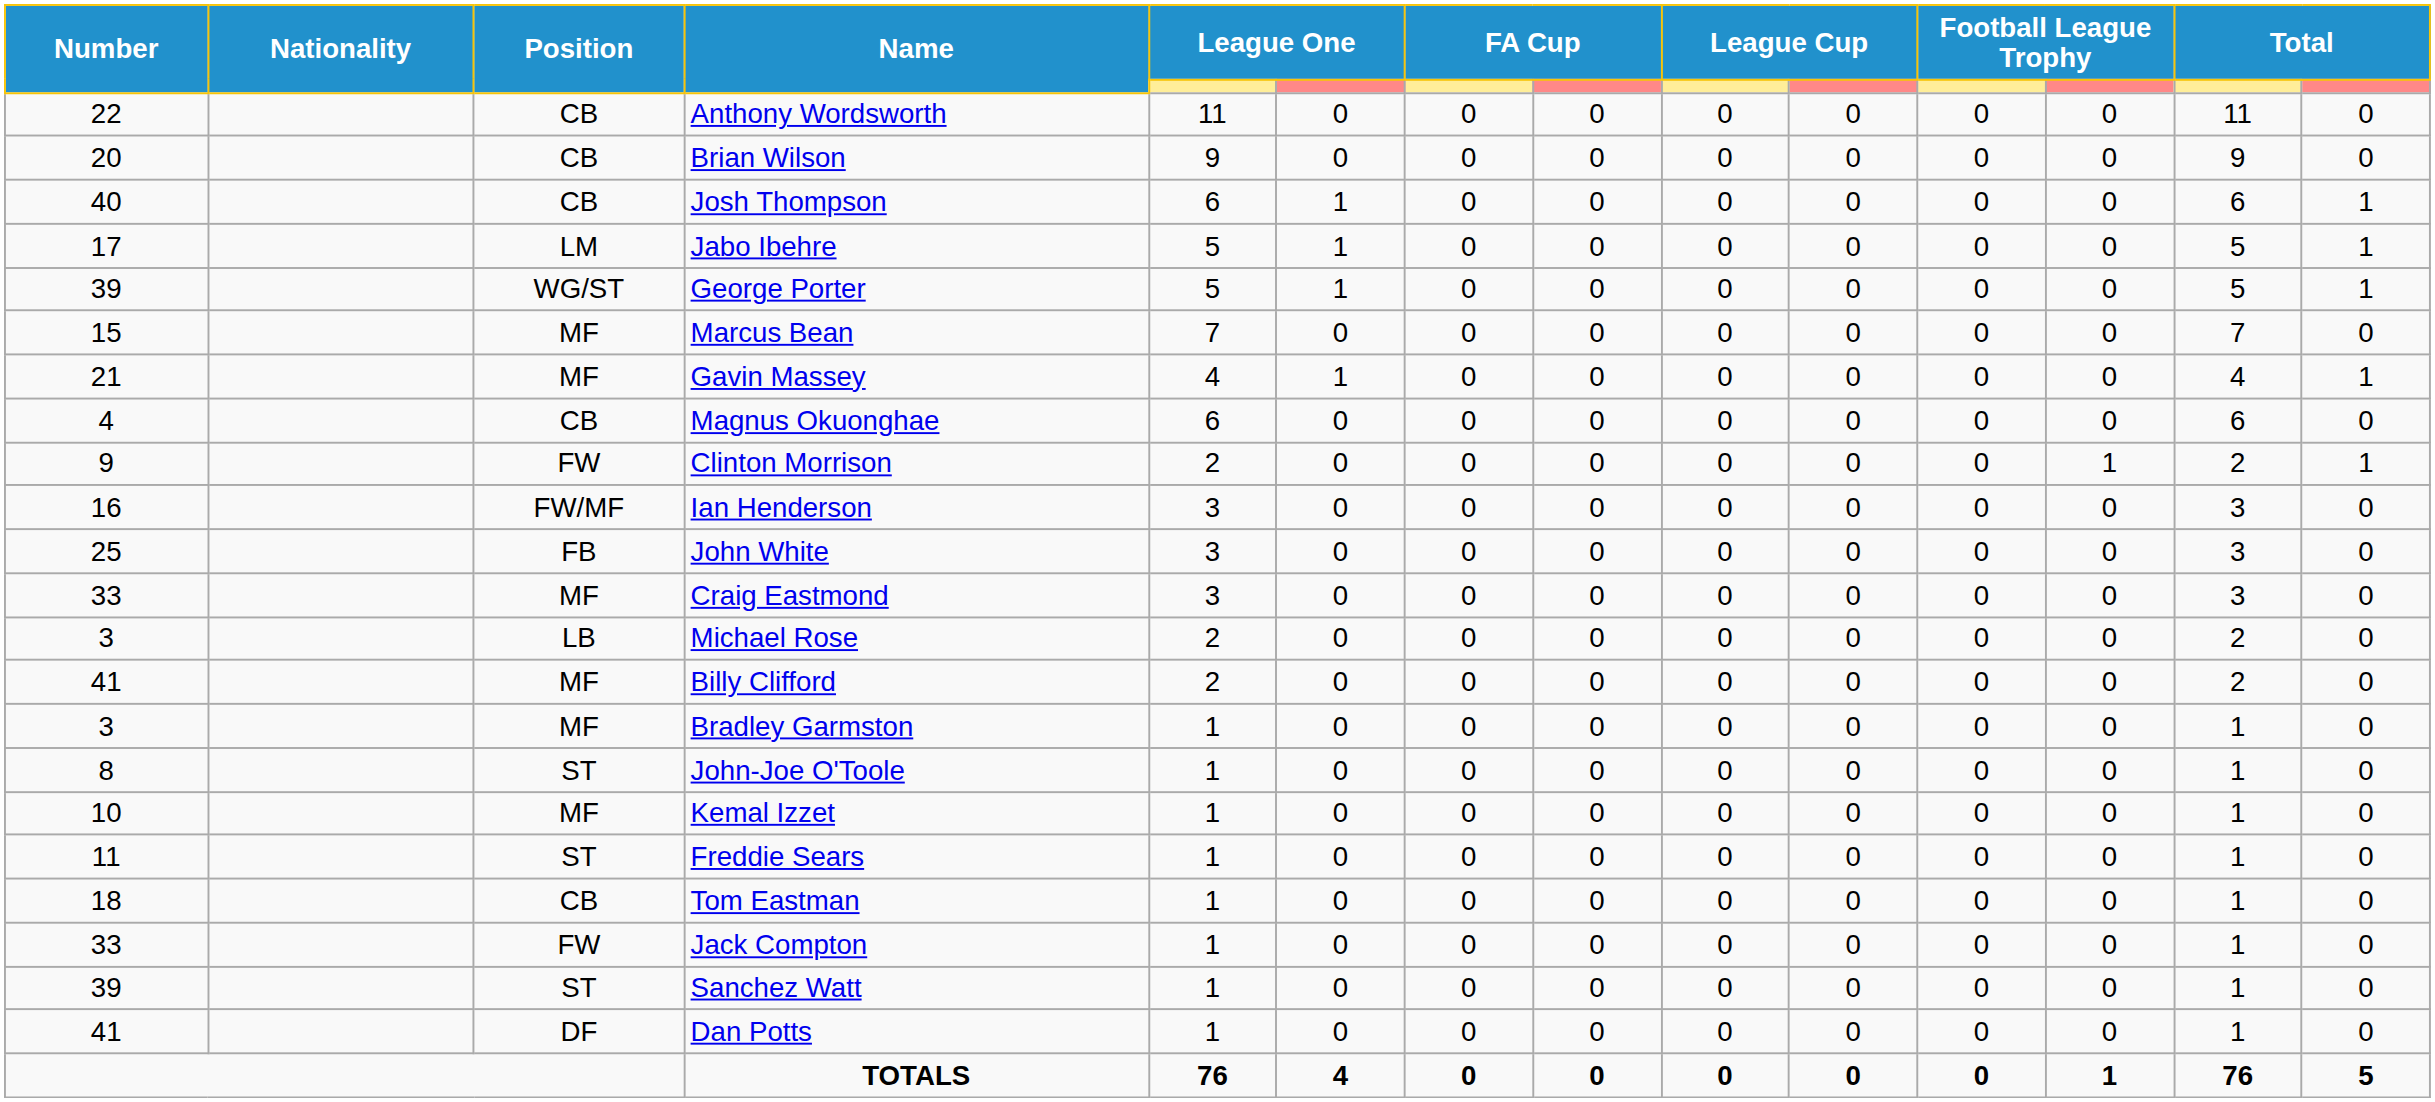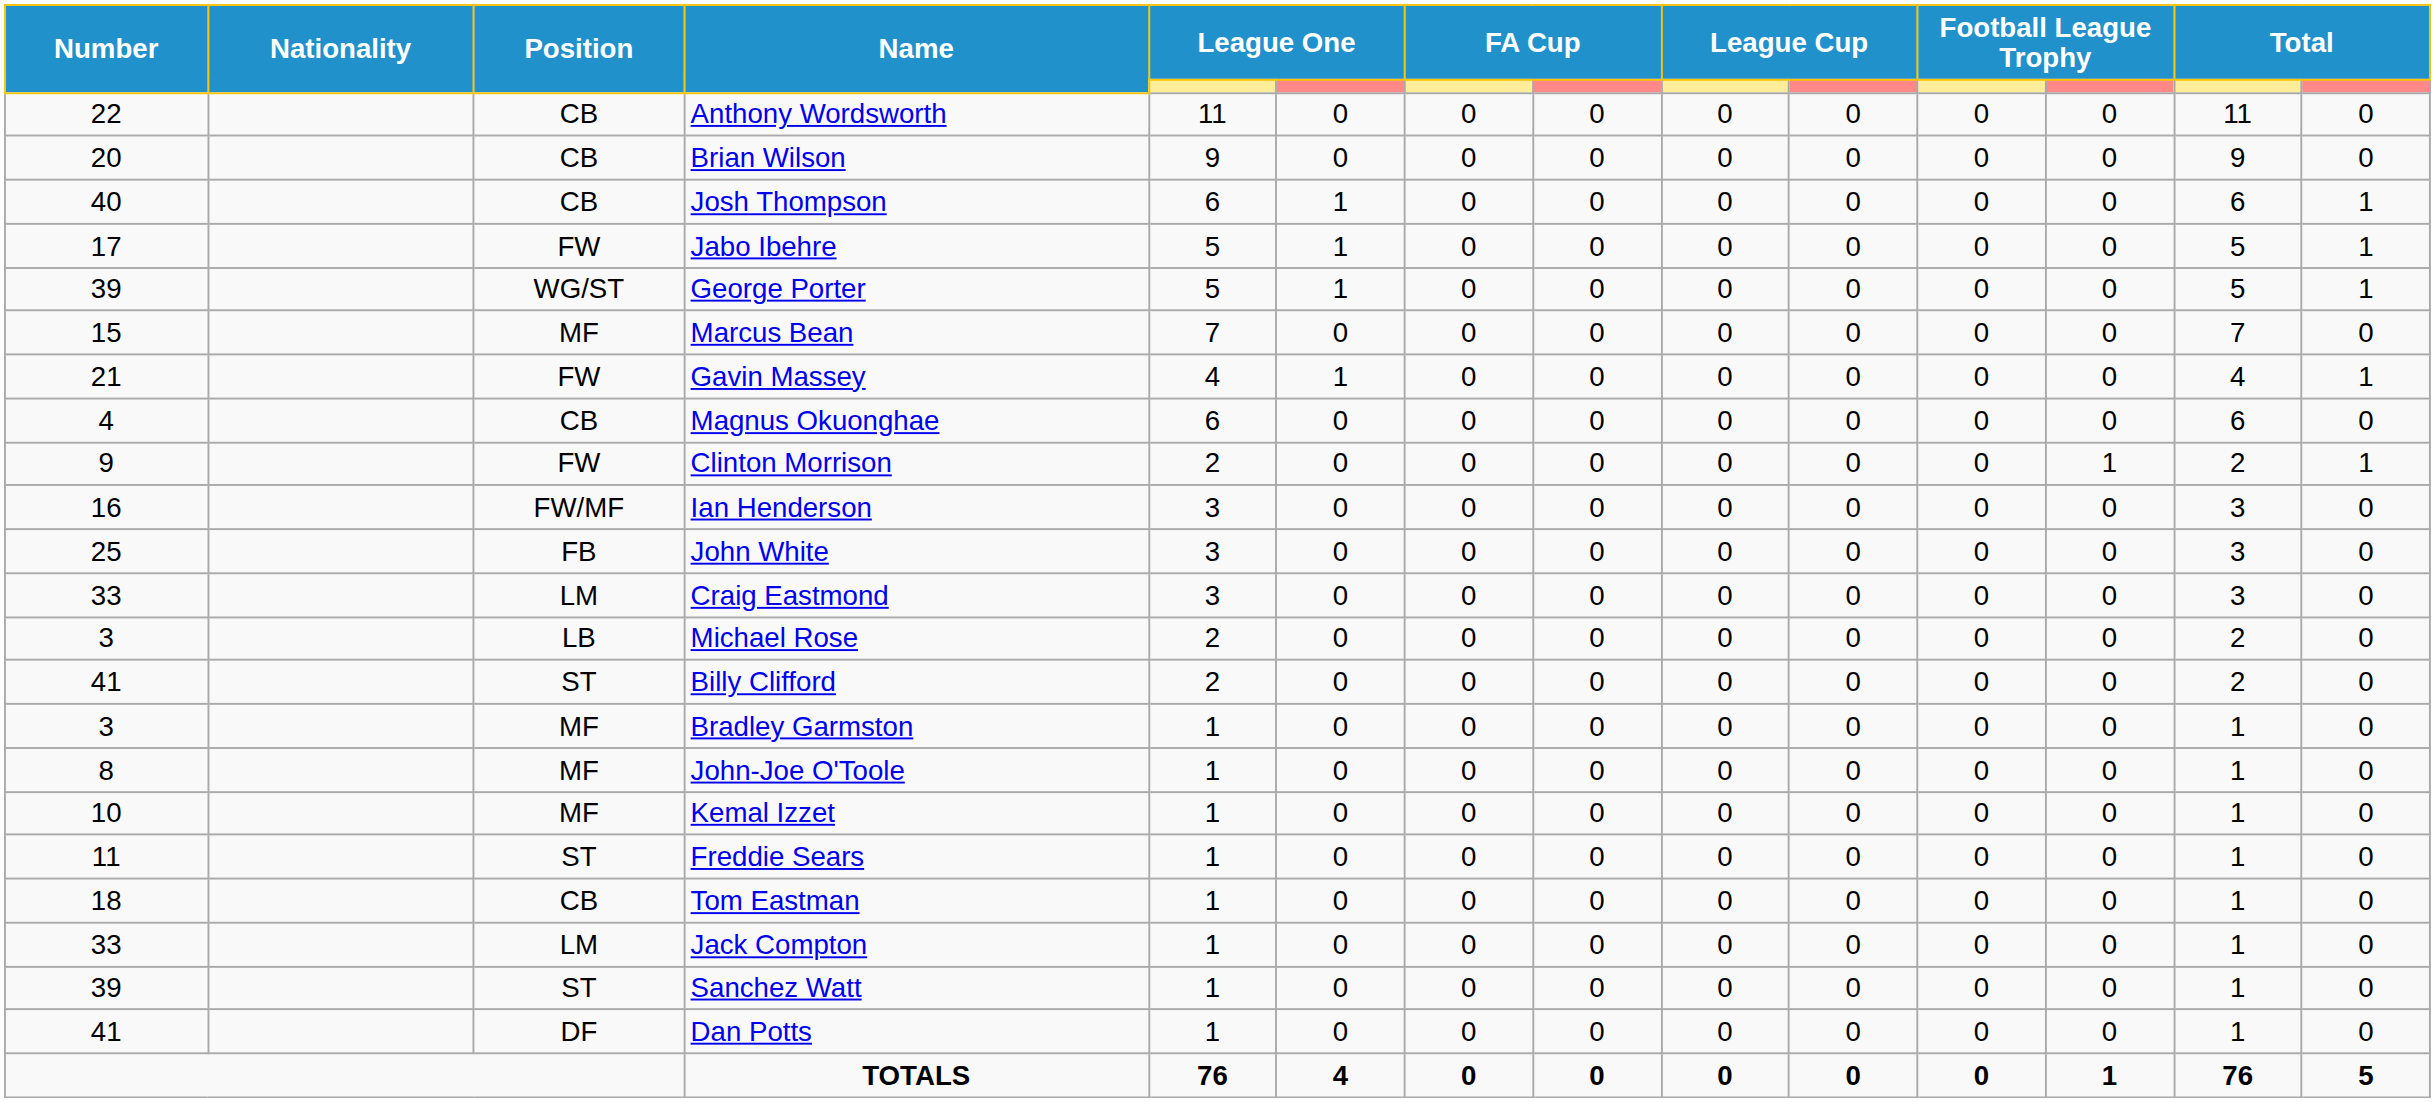(579, 246) LM -> (579, 246) FW
(579, 377) MF -> (579, 377) FW
(579, 595) MF -> (579, 595) LM
(579, 682) MF -> (579, 682) ST
(579, 770) ST -> (579, 770) MF
(579, 944) FW -> (579, 944) LM
